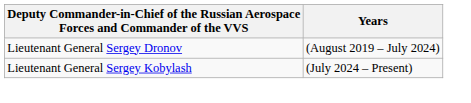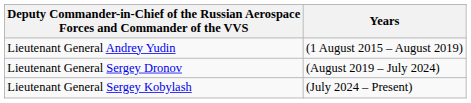+ row: (91, 48)
